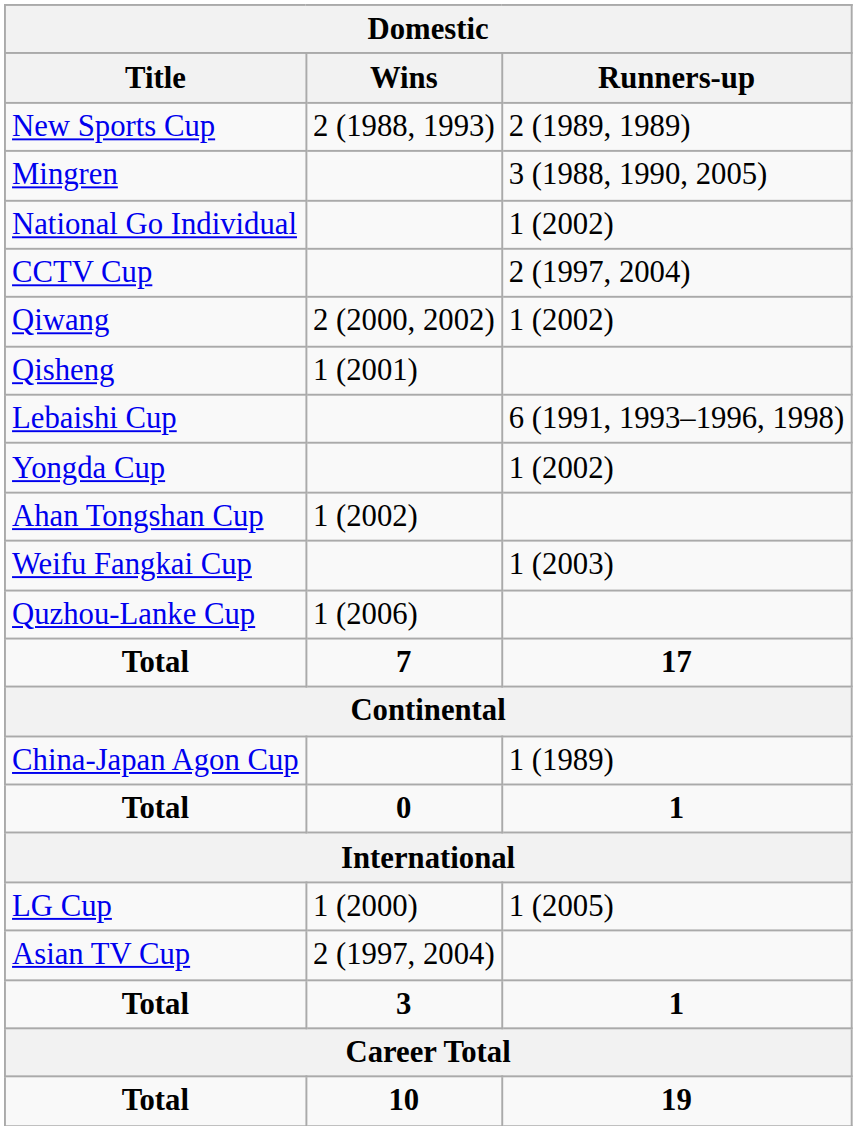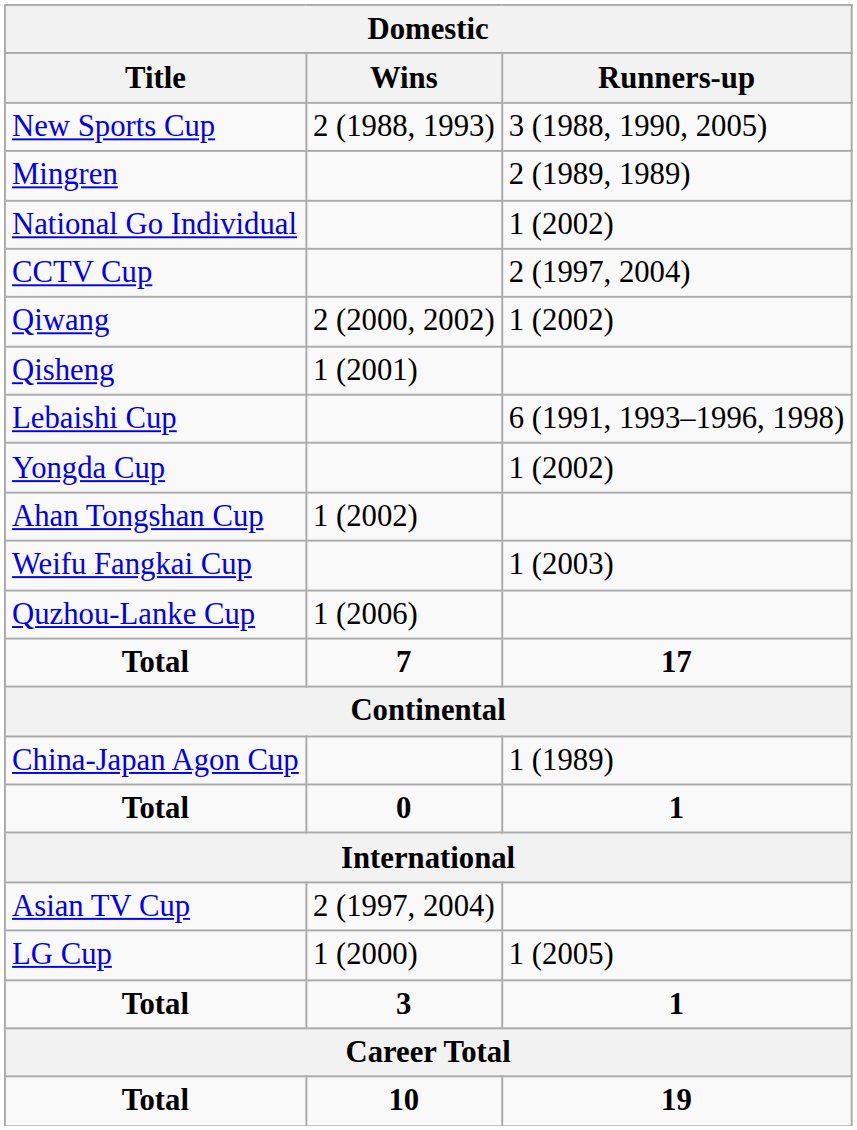(600, 126) 2 (1989, 1989) -> (638, 126) 3 (1988, 1990, 2005)
(638, 175) 3 (1988, 1990, 2005) -> (600, 175) 2 (1989, 1989)
rows swapped: (101, 954) <-> (62, 905)
